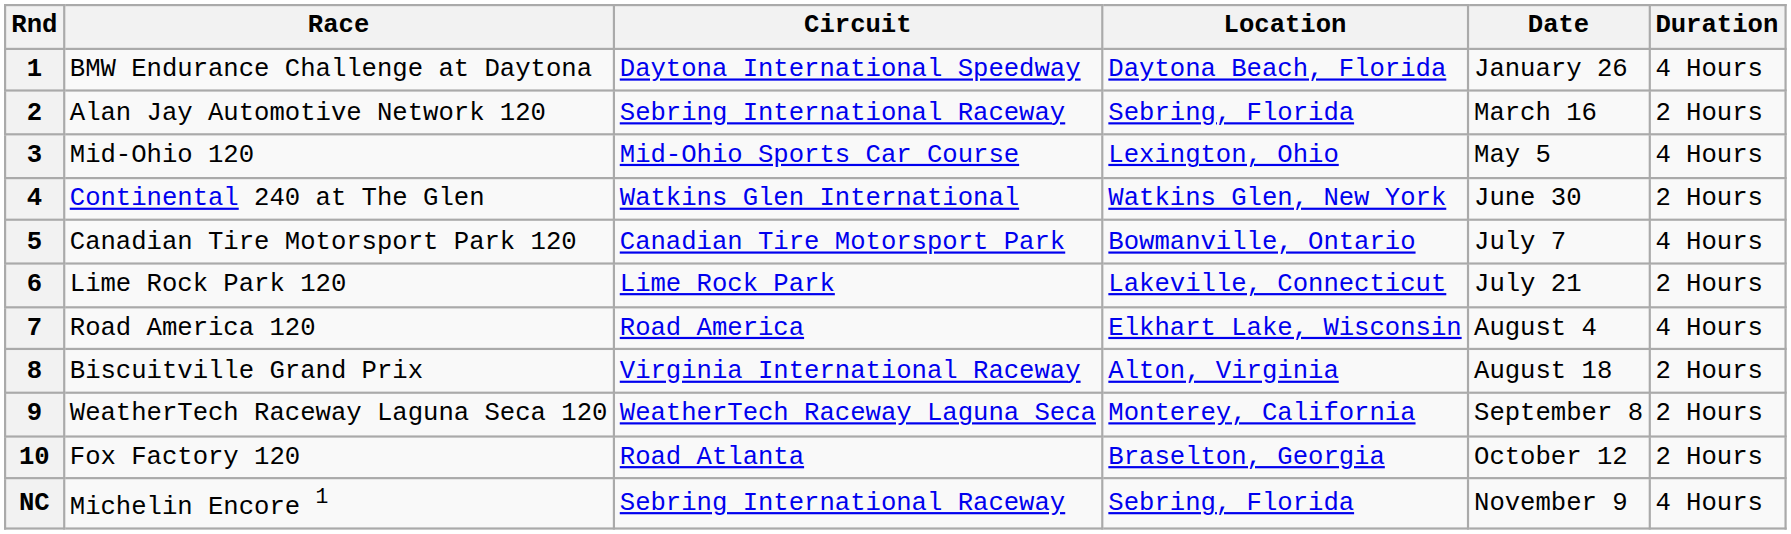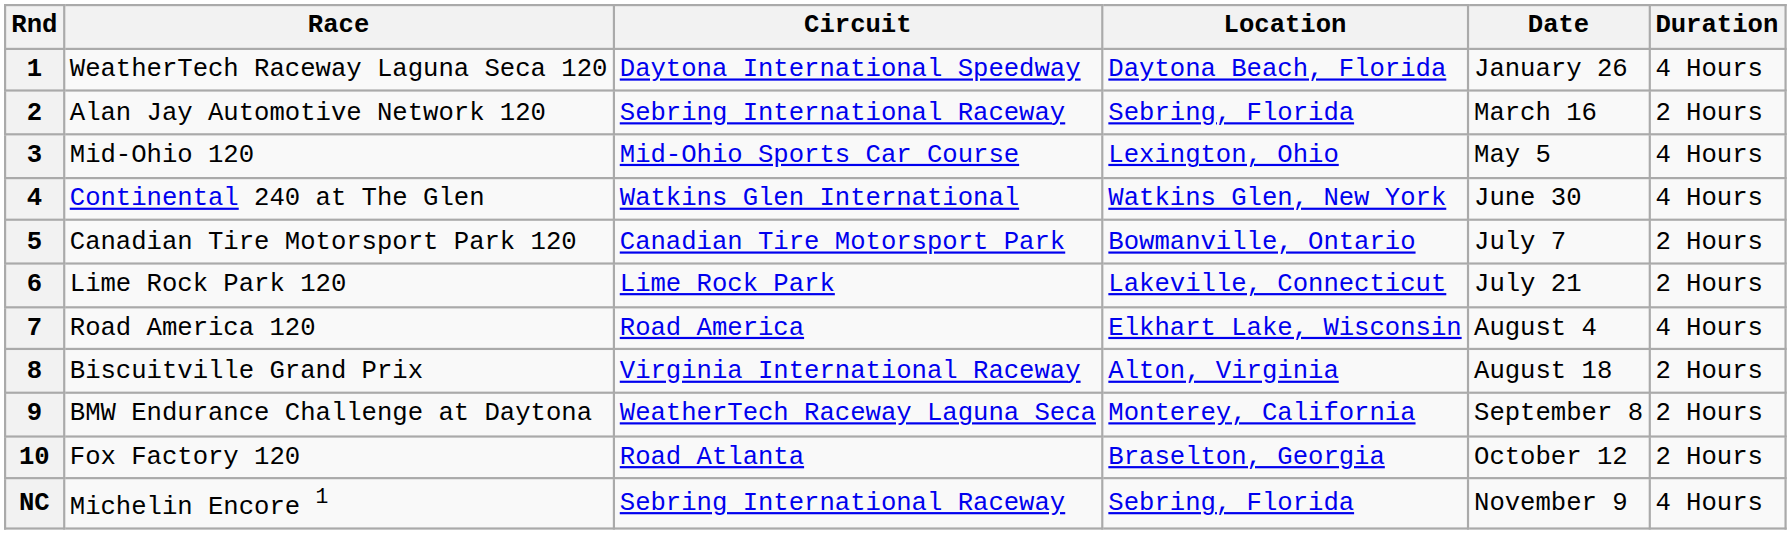(331, 69) BMW Endurance Challenge at Daytona -> (339, 69) WeatherTech Raceway Laguna Seca 120
(1709, 198) 2 Hours -> (1709, 198) 4 Hours
(1709, 242) 4 Hours -> (1709, 242) 2 Hours
(339, 414) WeatherTech Raceway Laguna Seca 120 -> (331, 414) BMW Endurance Challenge at Daytona
